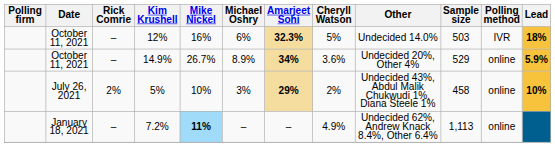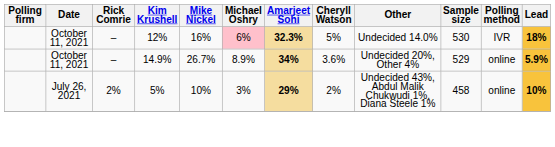(243, 37) no background -> (243, 37) pink background
(461, 37) 503 -> (461, 37) 530
- row: (157, 126)
